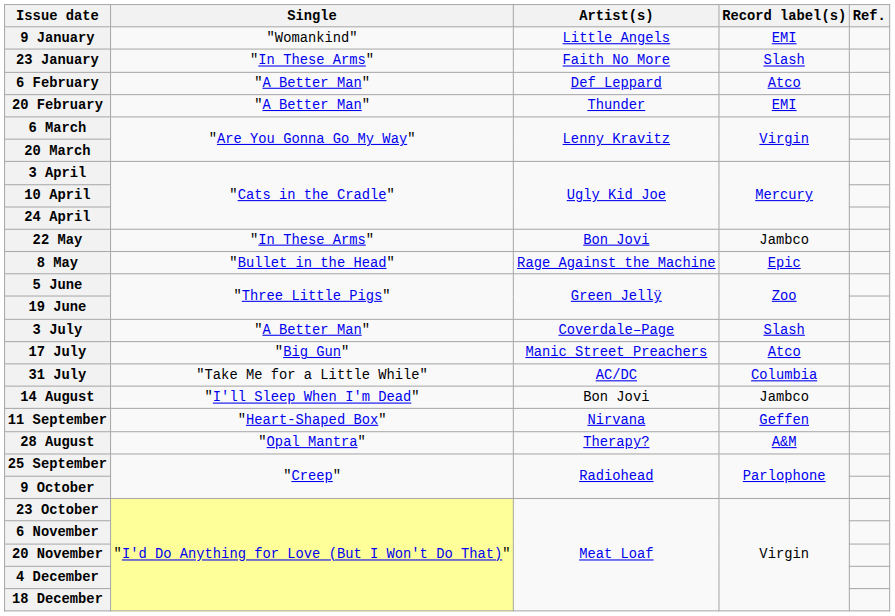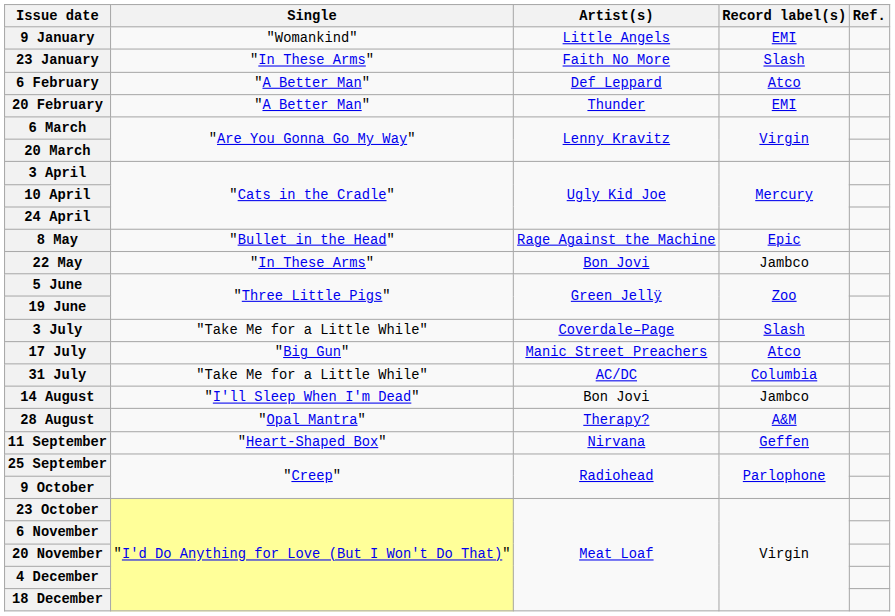rows swapped: (57, 263) <-> (57, 240)
(312, 330) "A Better Man" -> (312, 330) "Take Me for a Little While"
rows swapped: (57, 442) <-> (57, 420)
